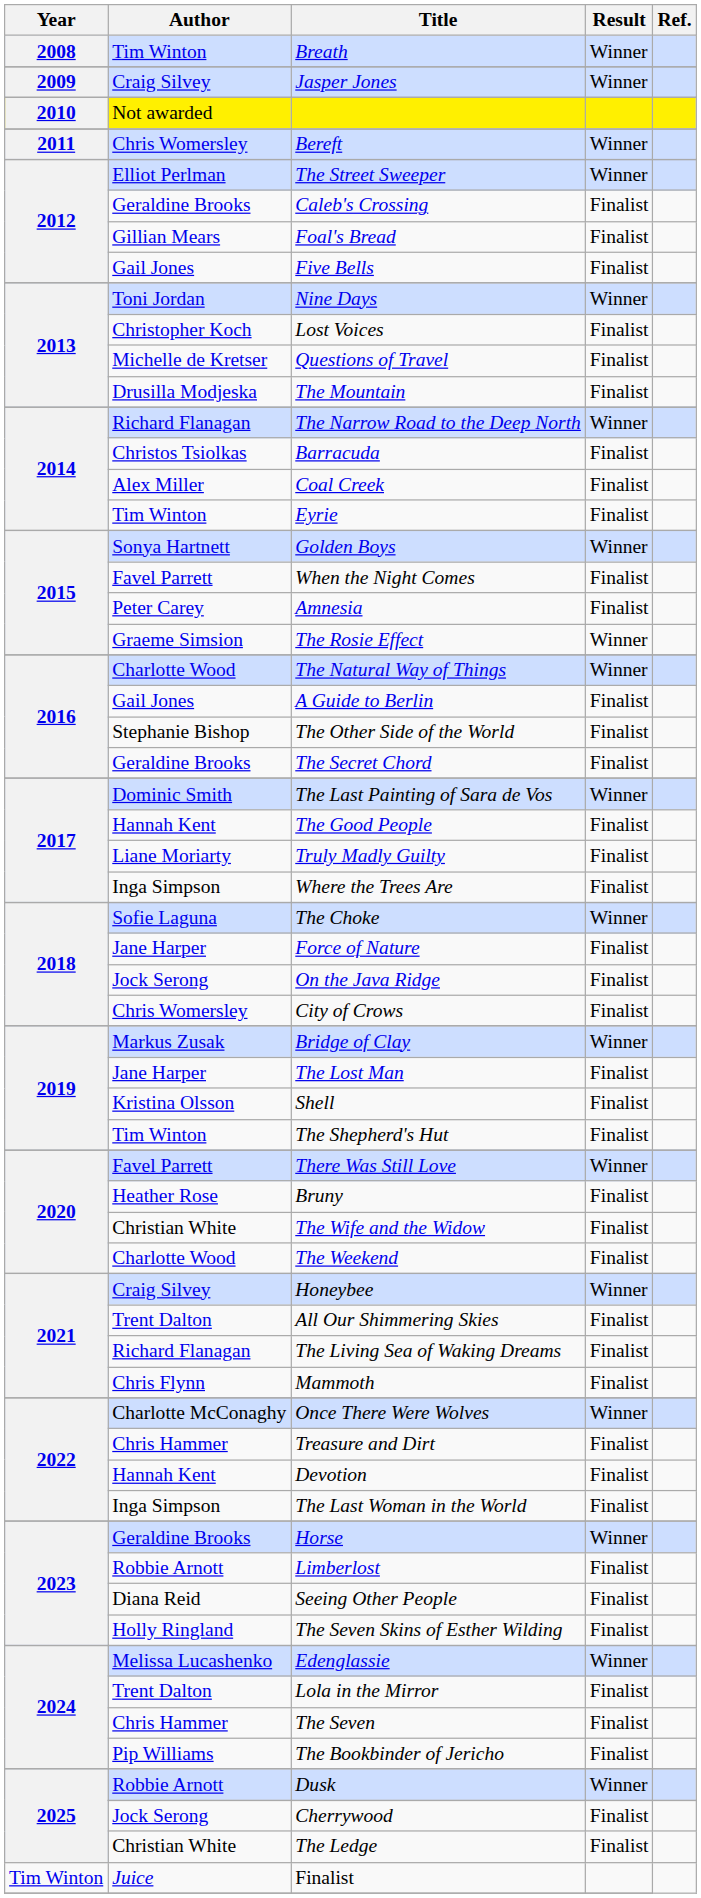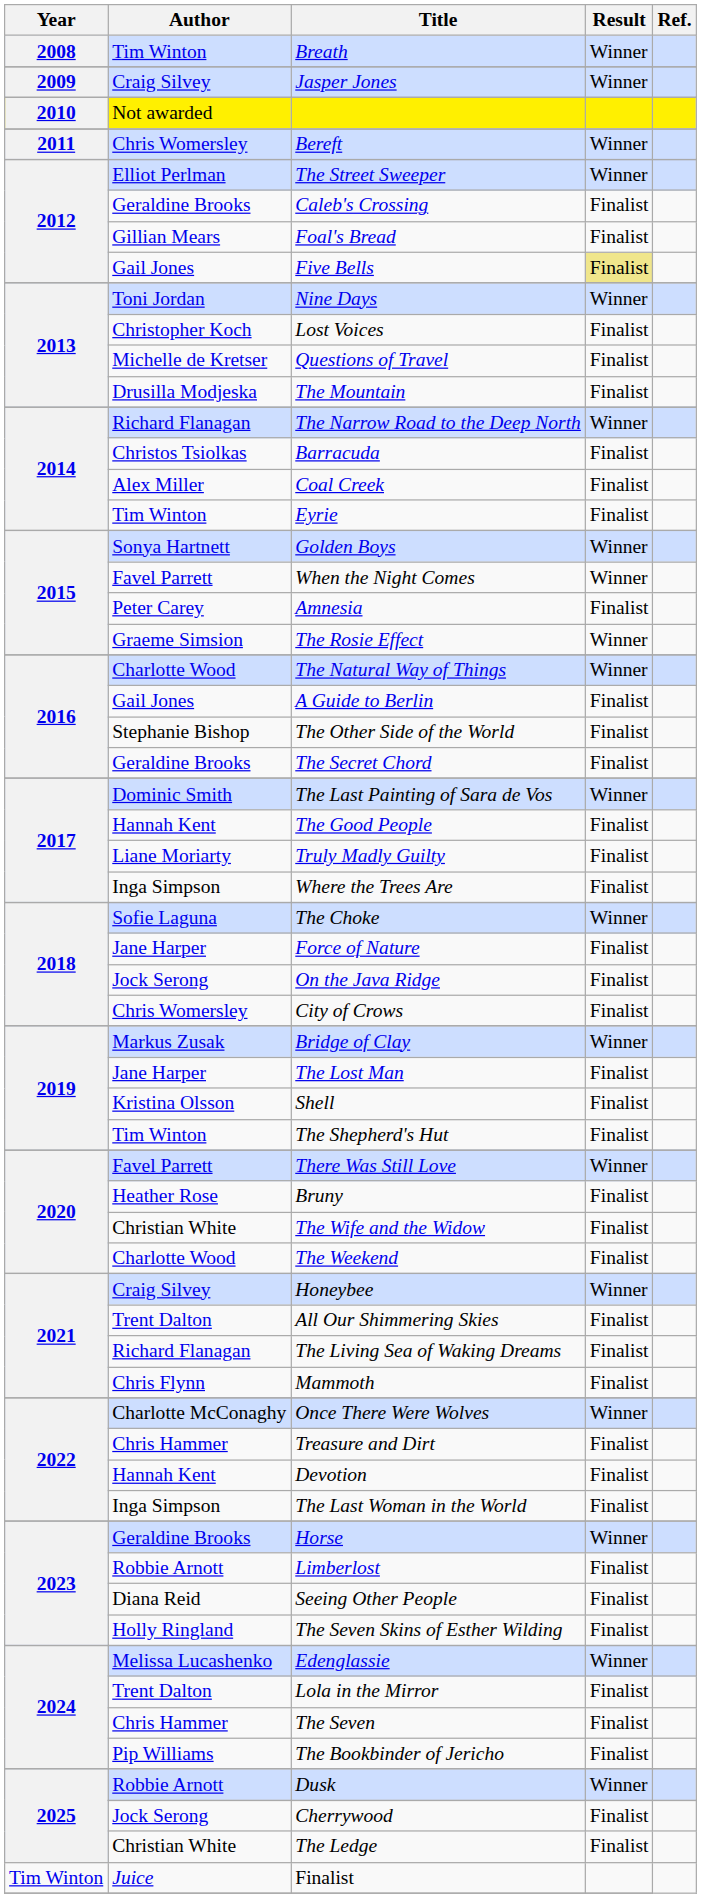(619, 267) no background -> (619, 267) khaki background
(619, 577) Finalist -> (619, 577) Winner
